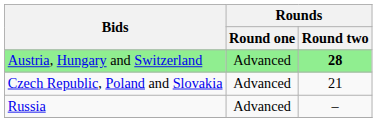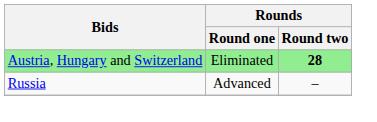(262, 60) Advanced -> (242, 60) Eliminated
- row: (115, 83)
